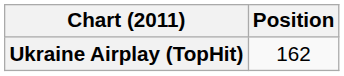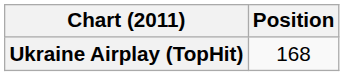(294, 53) 162 -> (294, 53) 168
